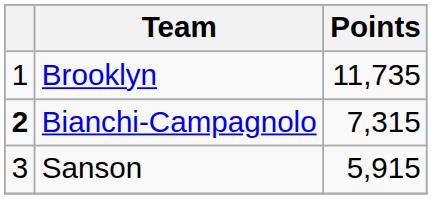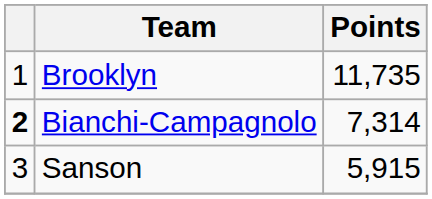(384, 121) 7,315 -> (384, 121) 7,314
